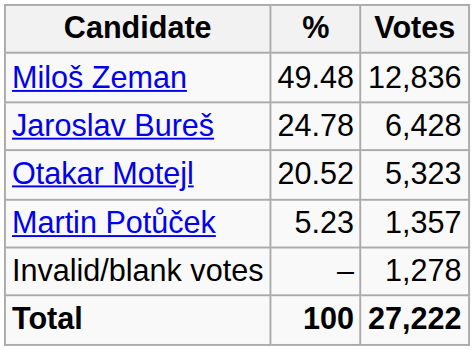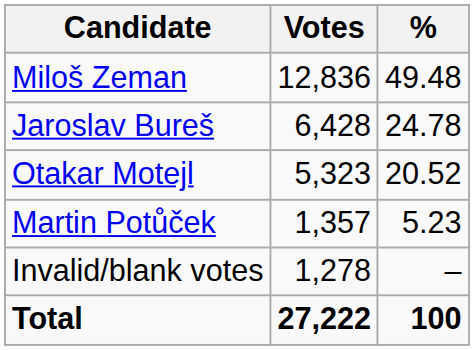columns swapped: (415, 28) <-> (316, 28)
